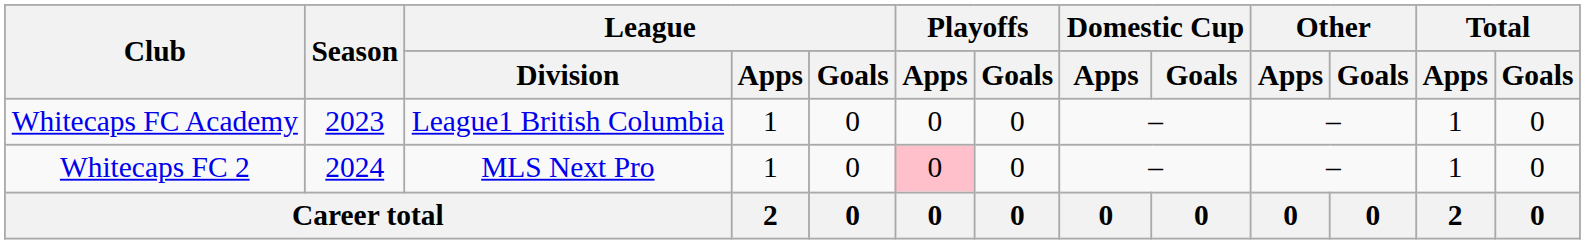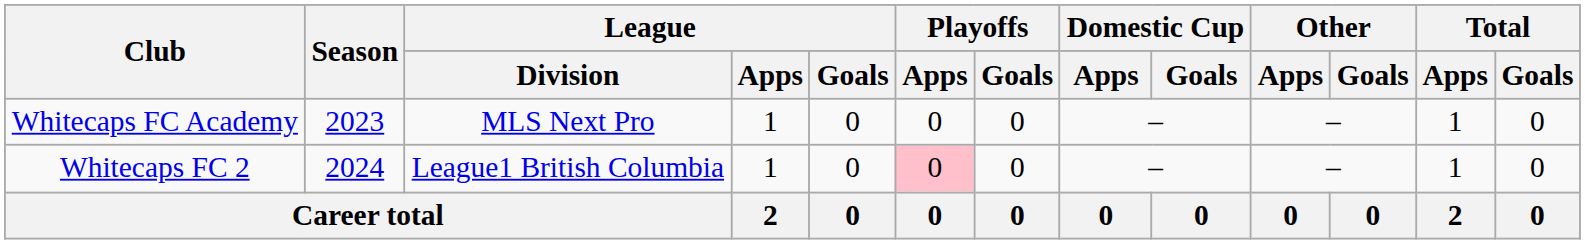(568, 121) League1 British Columbia -> (568, 121) MLS Next Pro
(568, 167) MLS Next Pro -> (568, 167) League1 British Columbia
